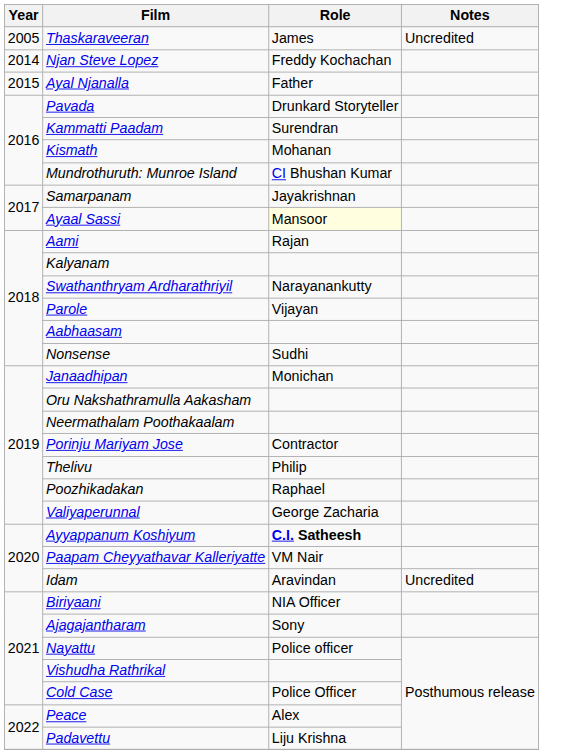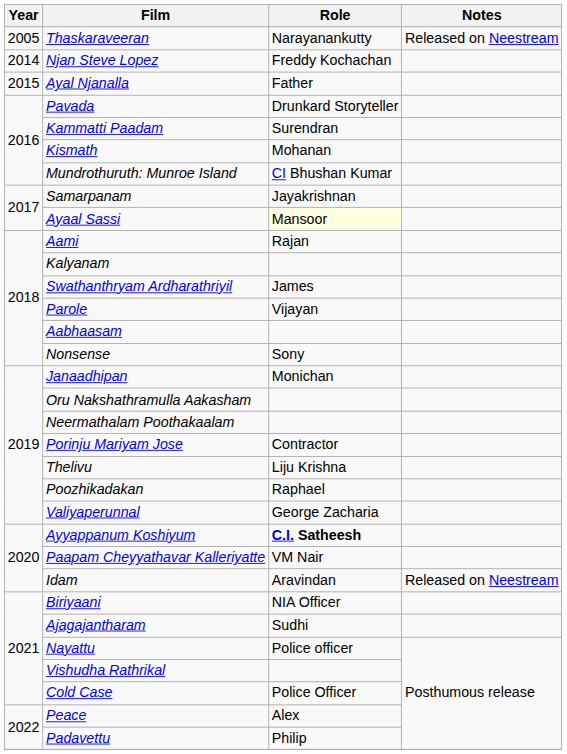(293, 38) James -> (322, 38) Narayanankutty
(439, 38) Uncredited -> (482, 38) Released on Neestream
(322, 286) Narayanankutty -> (293, 286) James
(290, 354) Sudhi -> (288, 354) Sony
(289, 467) Philip -> (309, 467) Liju Krishna
(439, 580) Uncredited -> (482, 580) Released on Neestream
(288, 625) Sony -> (290, 625) Sudhi
(309, 738) Liju Krishna -> (289, 738) Philip
